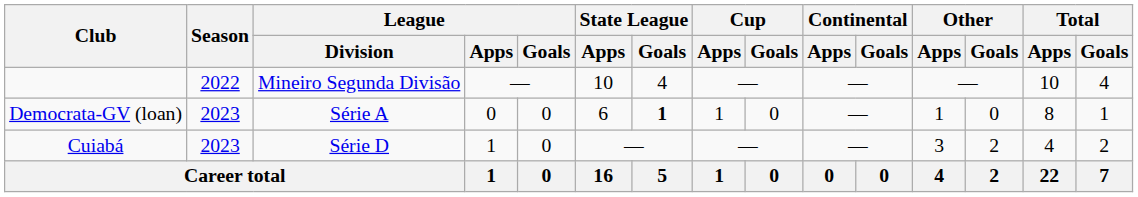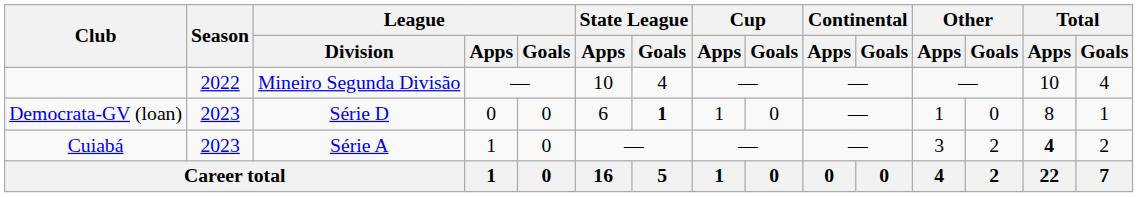(359, 113) Série A -> (359, 113) Série D
(359, 144) Série D -> (359, 144) Série A
(1049, 144) normal -> (1049, 144) bold
